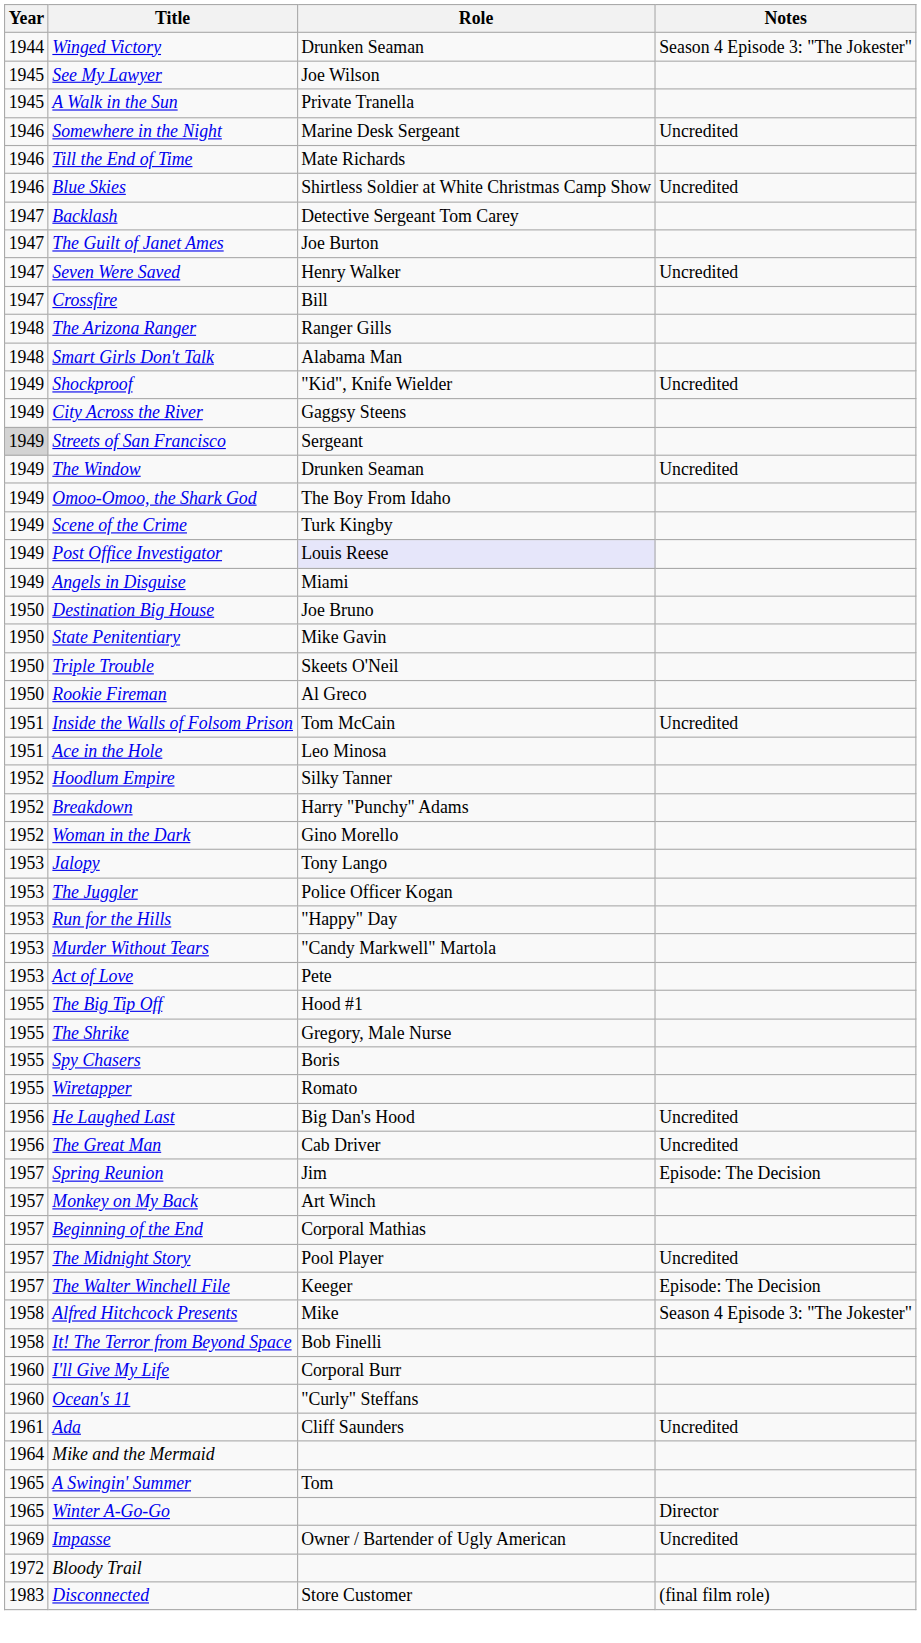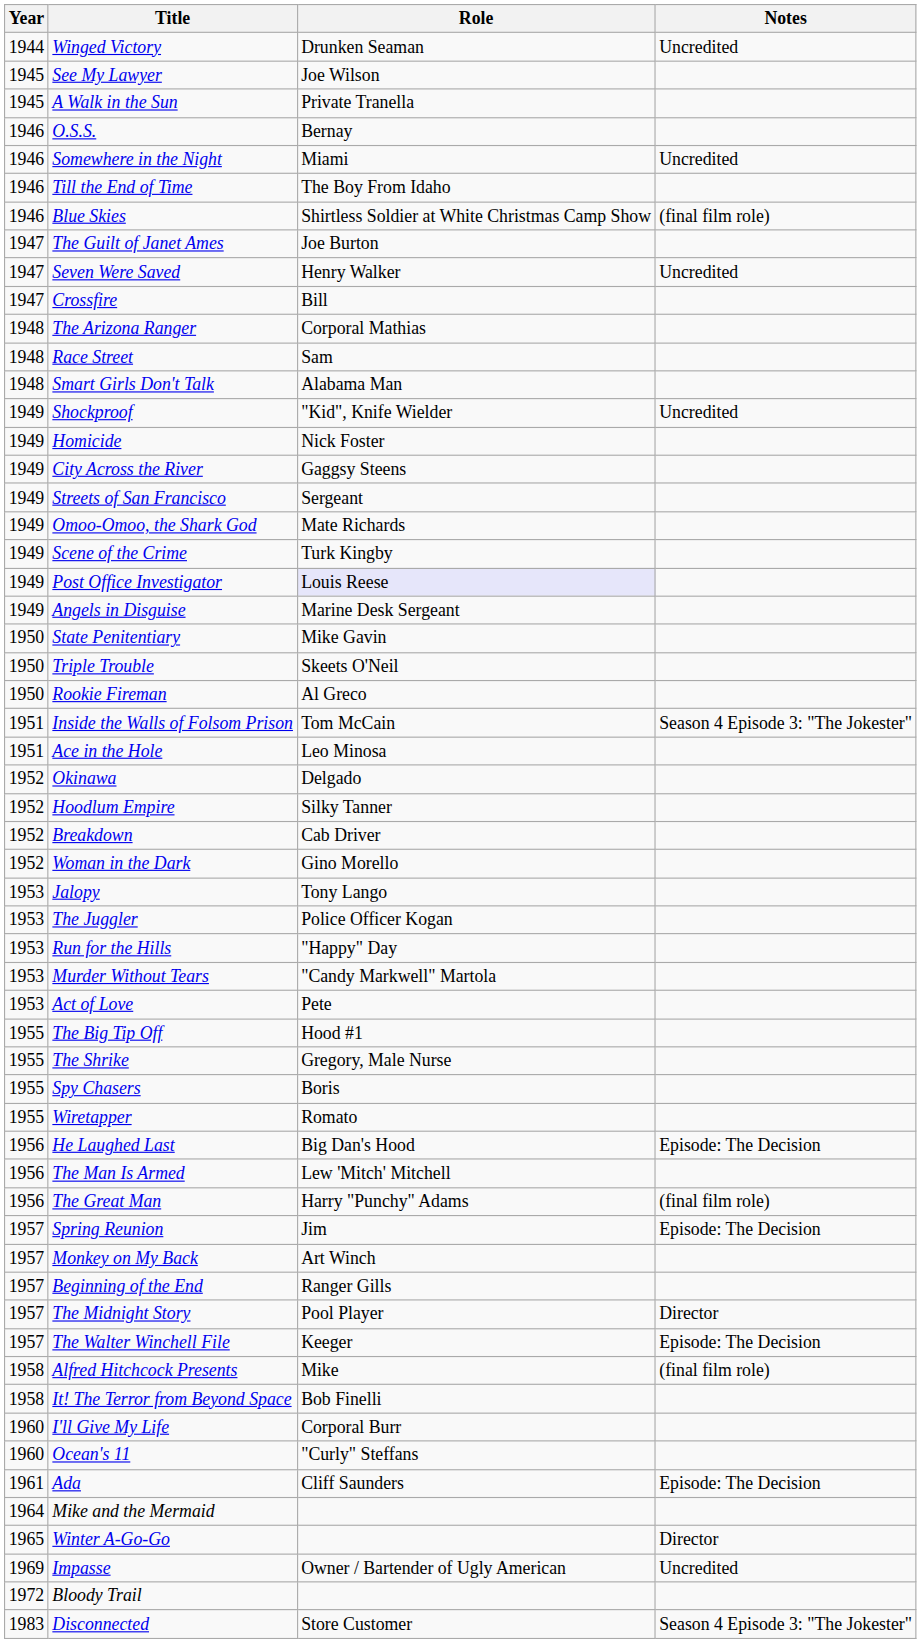(786, 46) Season 4 Episode 3: "The Jokester" -> (699, 46) Uncredited
+ row: (74, 131)
(380, 131) Marine Desk Sergeant -> (325, 159) Miami
(353, 159) Mate Richards -> (376, 187) The Boy From Idaho
(699, 187) Uncredited -> (714, 215) (final film role)
- row: (85, 215)
(346, 328) Ranger Gills -> (364, 328) Corporal Mathias
+ row: (93, 356)
+ row: (87, 441)
(26, 441) lightgrey background -> (26, 497) no background
- row: (97, 469)
(376, 497) The Boy From Idaho -> (353, 525) Mate Richards
(325, 581) Miami -> (380, 610) Marine Desk Sergeant
- row: (133, 610)
(699, 722) Uncredited -> (786, 722) Season 4 Episode 3: "The Jokester"
+ row: (84, 779)
(385, 807) Harry "Punchy" Adams -> (341, 835) Cab Driver
(699, 1117) Uncredited -> (740, 1145) Episode: The Decision
+ row: (119, 1173)
(341, 1145) Cab Driver -> (385, 1201) Harry "Punchy" Adams
(699, 1145) Uncredited -> (714, 1201) (final film role)
(364, 1229) Corporal Mathias -> (346, 1286) Ranger Gills
(699, 1257) Uncredited -> (689, 1314) Director
(786, 1314) Season 4 Episode 3: "The Jokester" -> (714, 1370) (final film role)
(699, 1426) Uncredited -> (740, 1483) Episode: The Decision
- row: (122, 1483)
(714, 1595) (final film role) -> (786, 1624) Season 4 Episode 3: "The Jokester"
